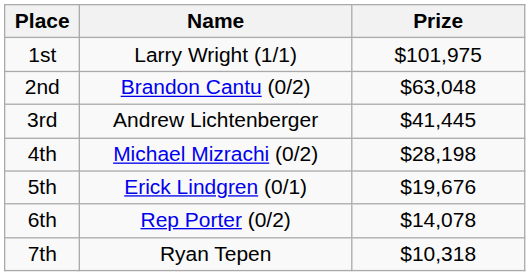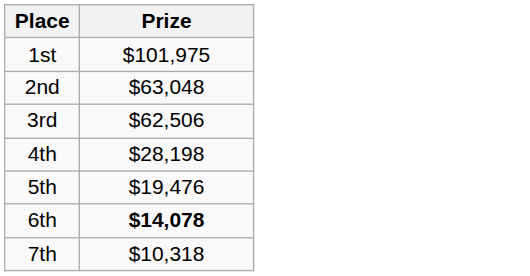- column: (216, 21)
(438, 120) $41,445 -> (167, 120) $62,506
(438, 187) $19,676 -> (167, 187) $19,476
(438, 220) normal -> (167, 220) bold
